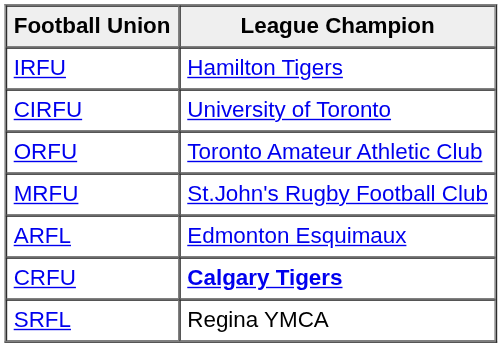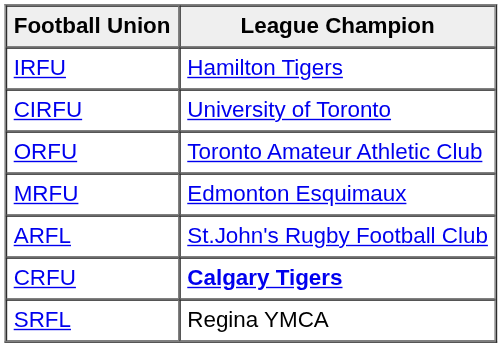(338, 194) St.John's Rugby Football Club -> (297, 194) Edmonton Esquimaux
(297, 236) Edmonton Esquimaux -> (338, 236) St.John's Rugby Football Club
